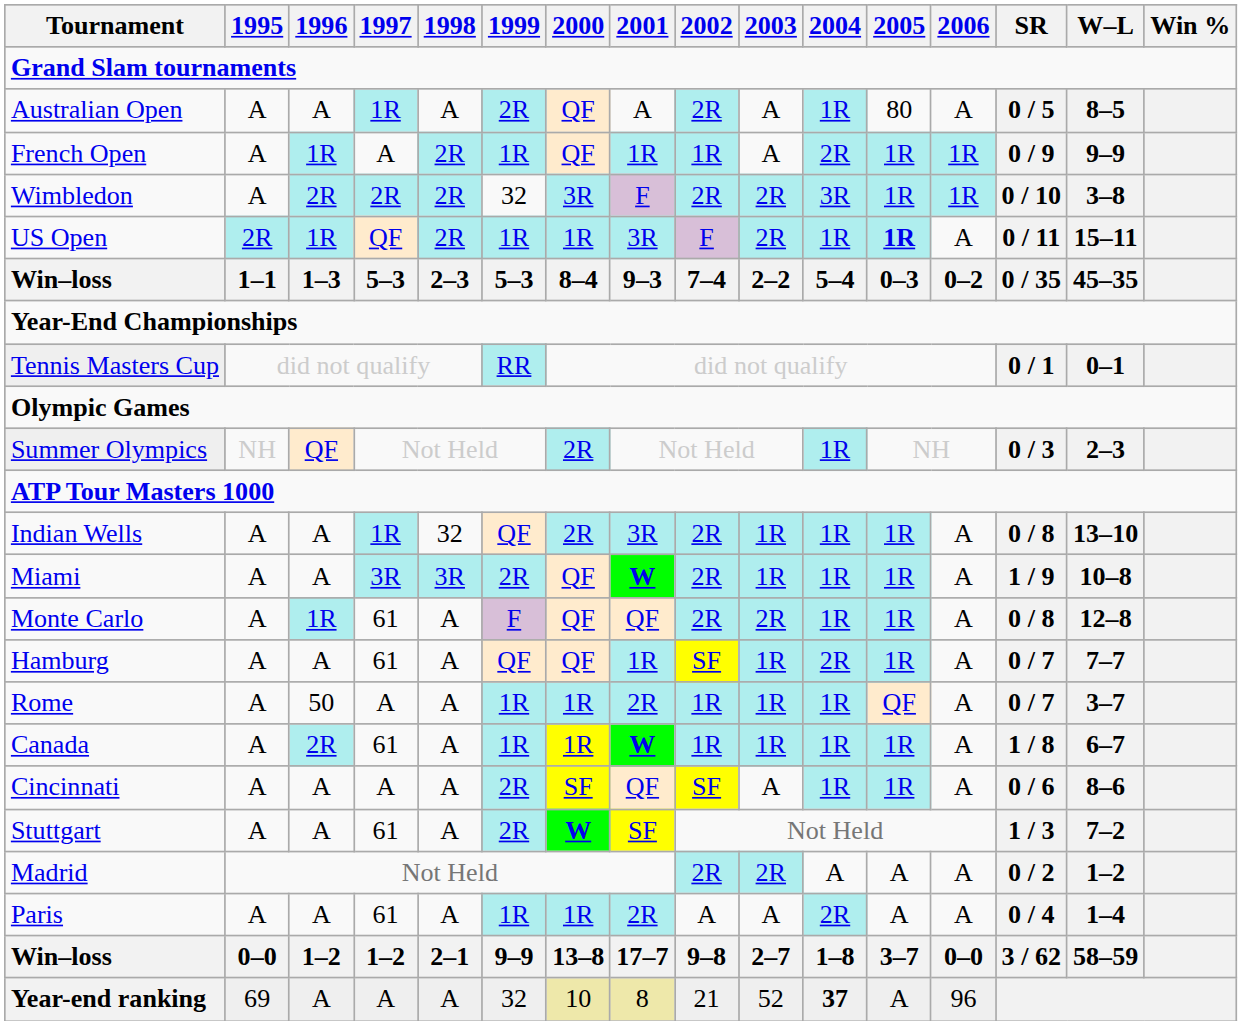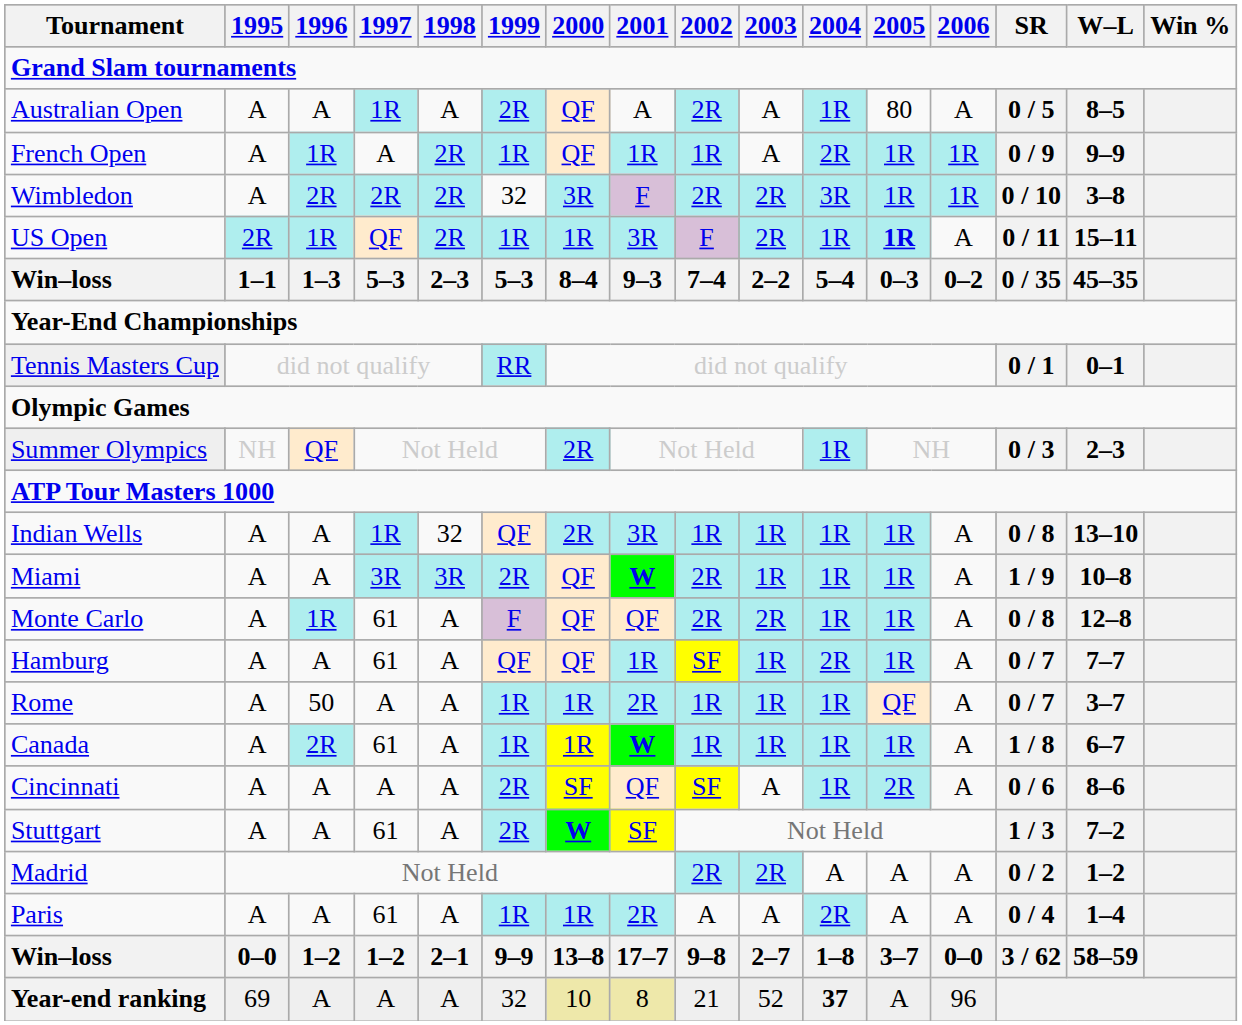(707, 532) 2R -> (707, 532) 1R
(899, 786) 1R -> (899, 786) 2R
